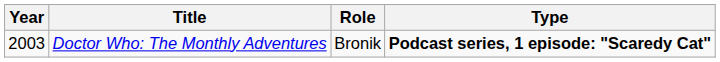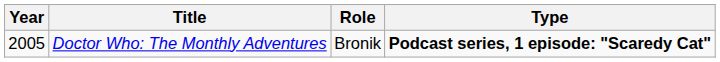(27, 43) 2003 -> (27, 43) 2005
